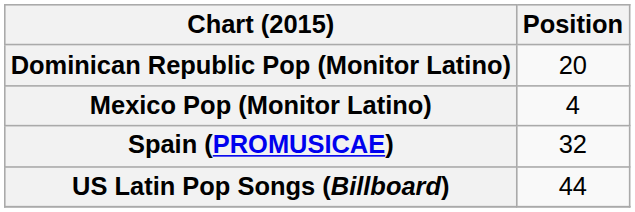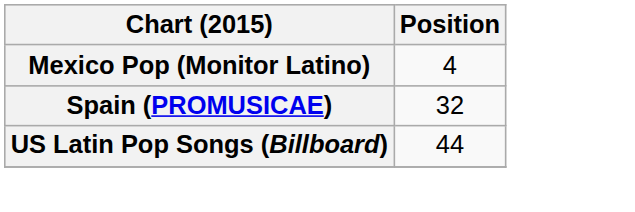- row: (261, 65)
